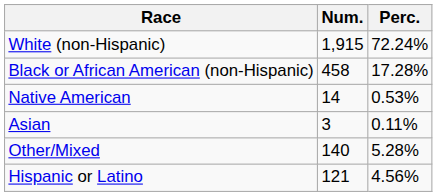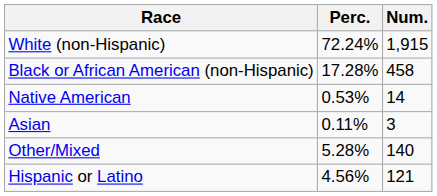columns swapped: (342, 17) <-> (400, 17)
